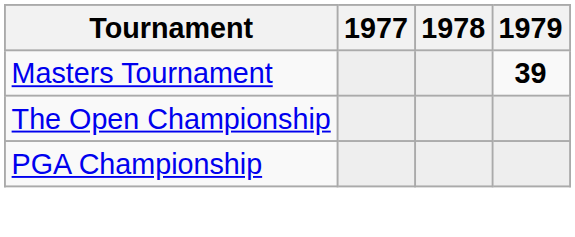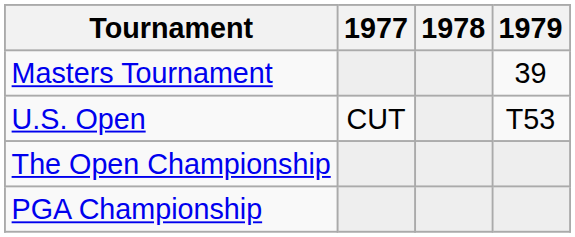(530, 73) bold -> (530, 73) normal
+ row: (79, 119)
